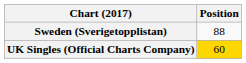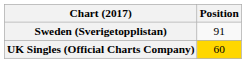(219, 31) 88 -> (219, 31) 91
